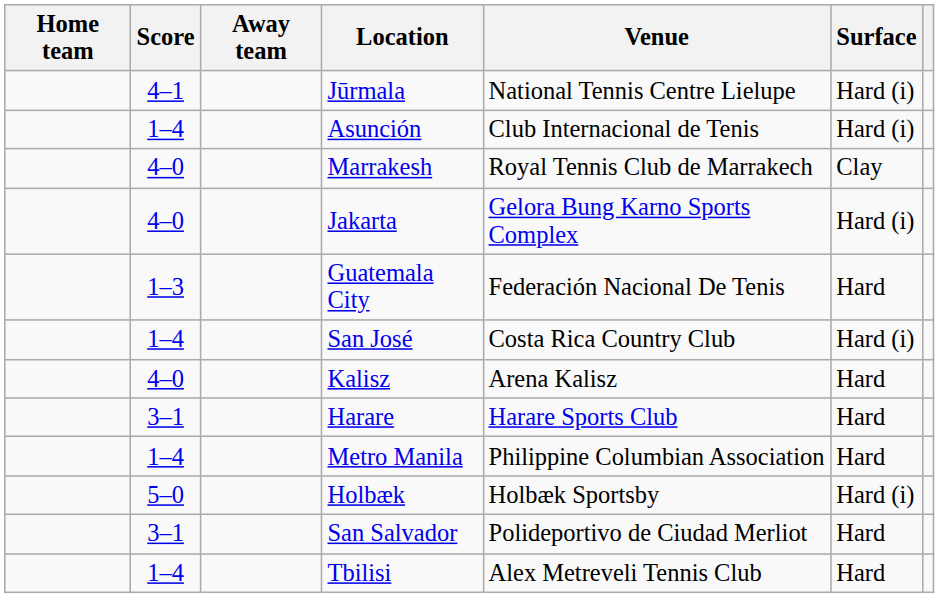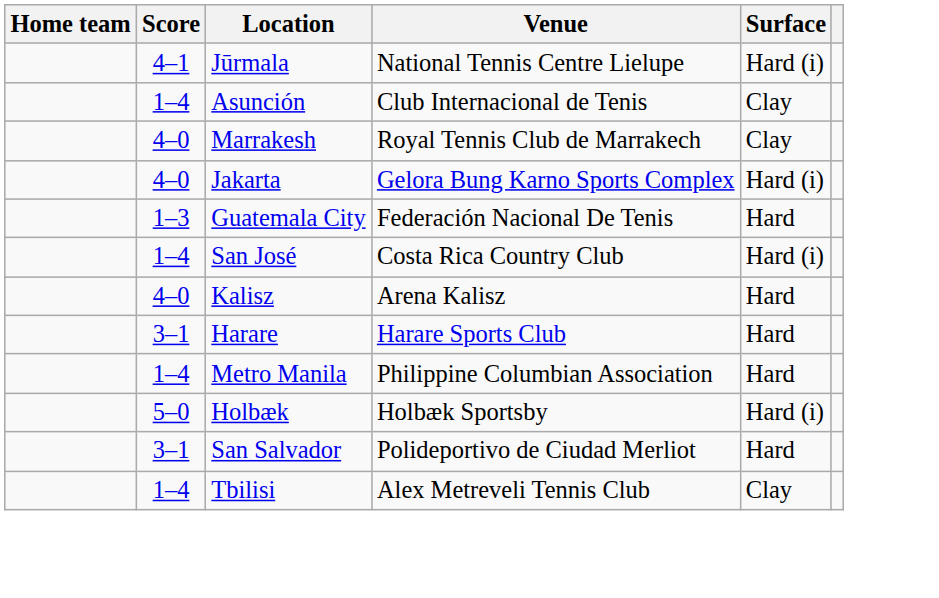- column: (261, 37)
(875, 129) Hard (i) -> (769, 101) Clay
(861, 572) Hard -> (769, 489) Clay
